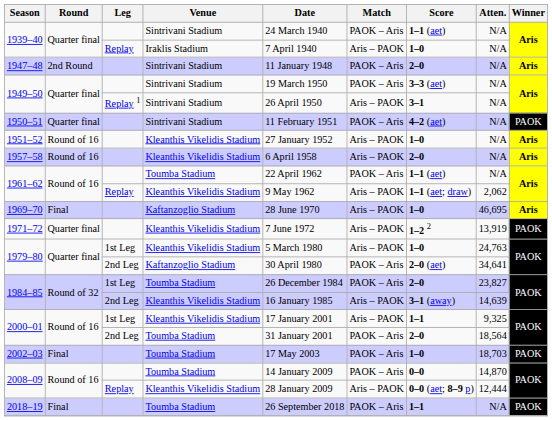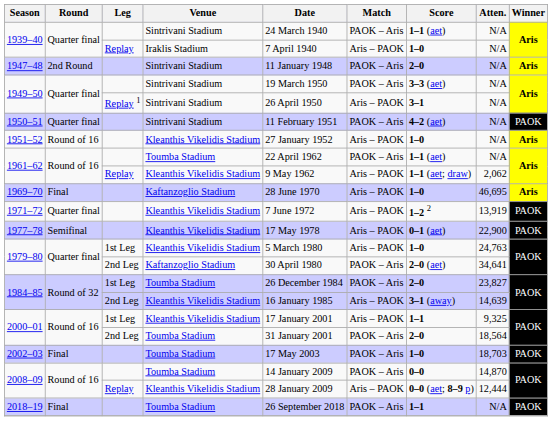- row: (25, 157)
+ row: (25, 230)
